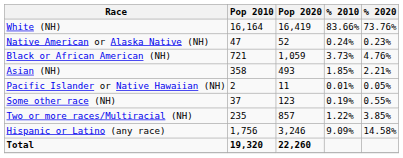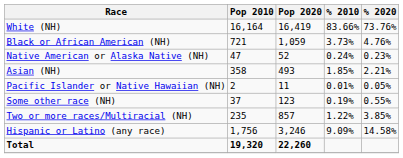rows swapped: (89, 56) <-> (108, 41)
